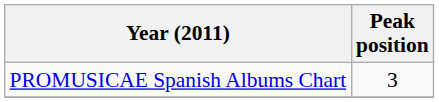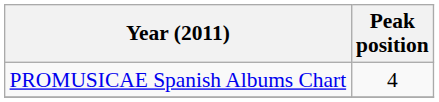(392, 79) 3 -> (392, 79) 4
